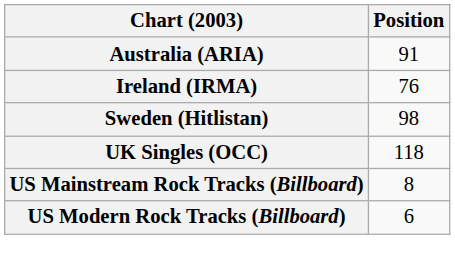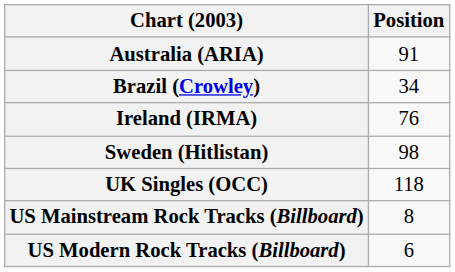+ row: (187, 86)
